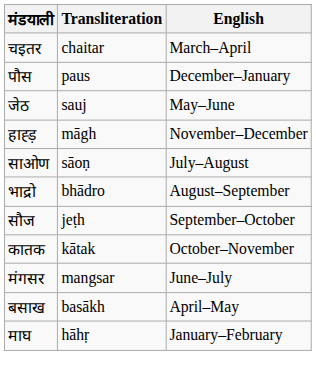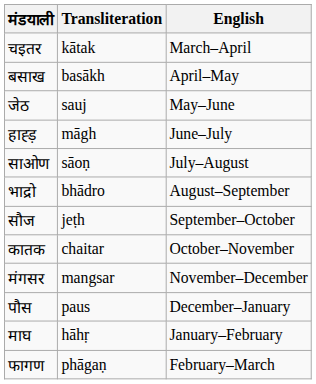(83, 47) chaitar -> (78, 47) kātak
rows swapped: (26, 307) <-> (20, 77)
(239, 134) November–December -> (201, 134) June–July
(78, 249) kātak -> (83, 249) chaitar
(201, 277) June–July -> (239, 277) November–December
+ row: (26, 365)
